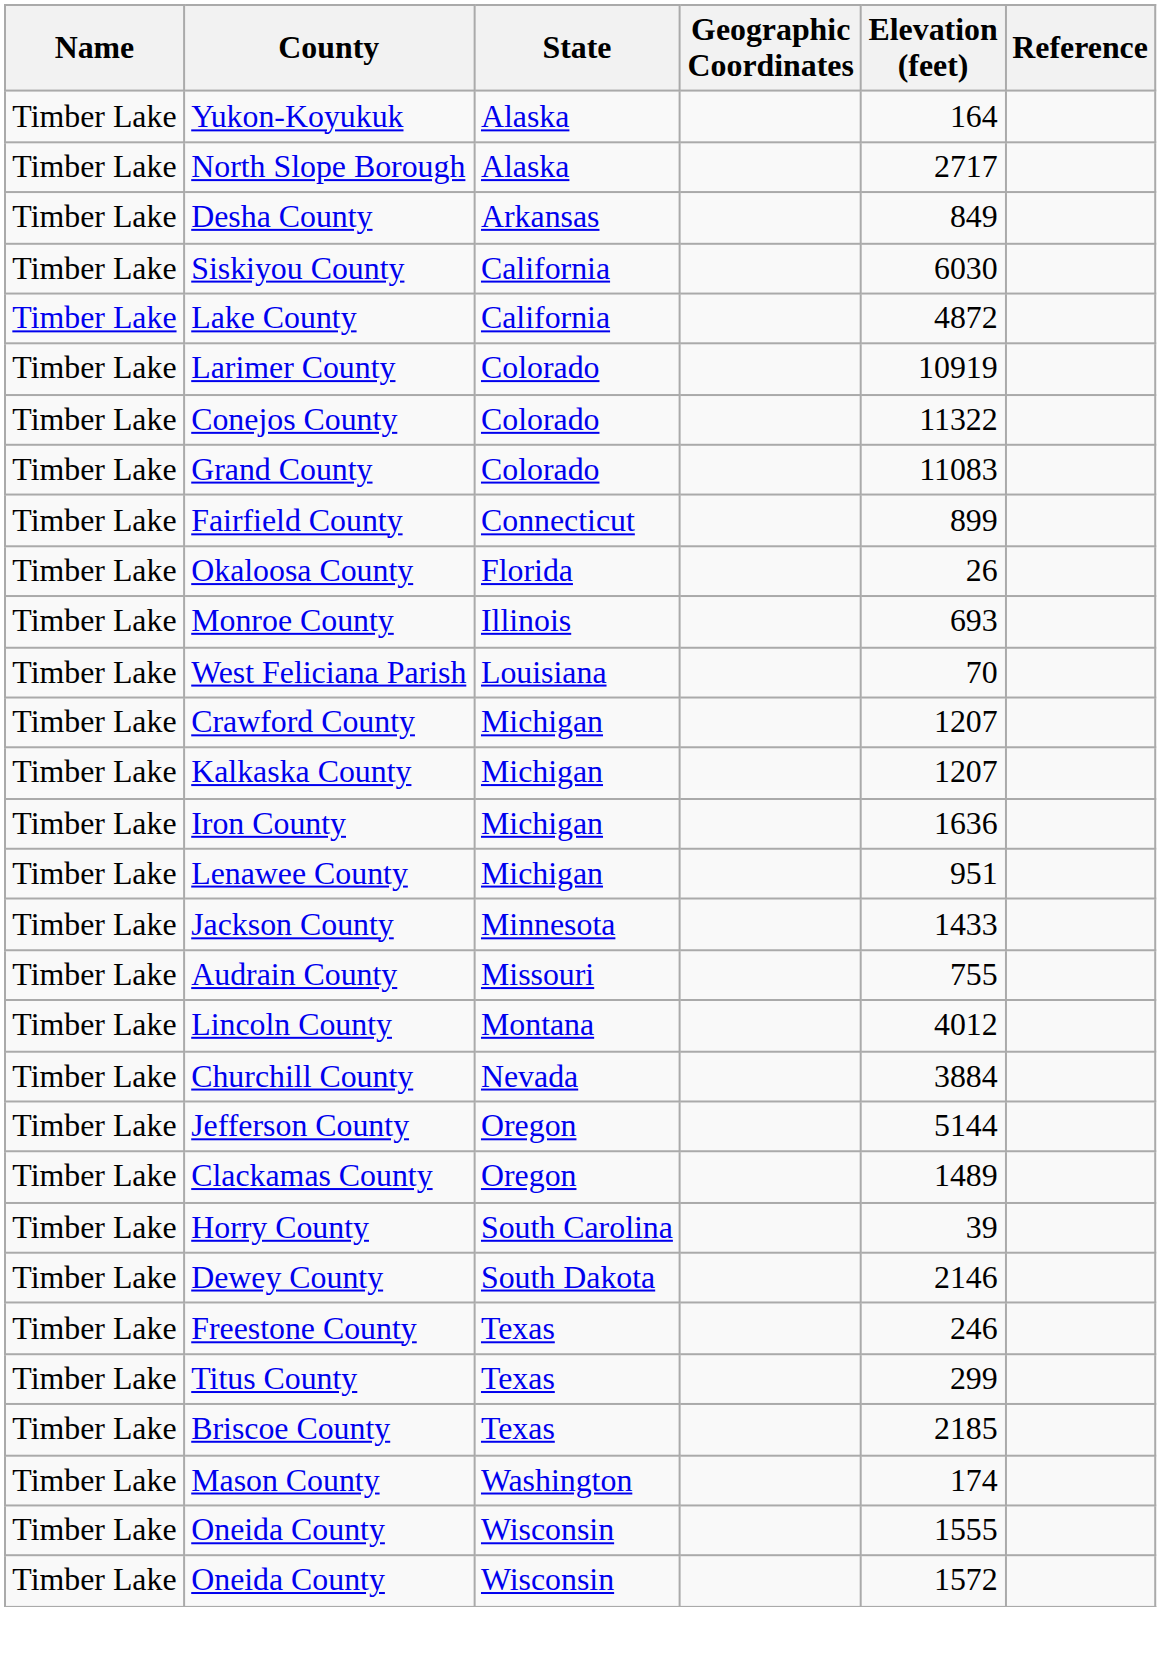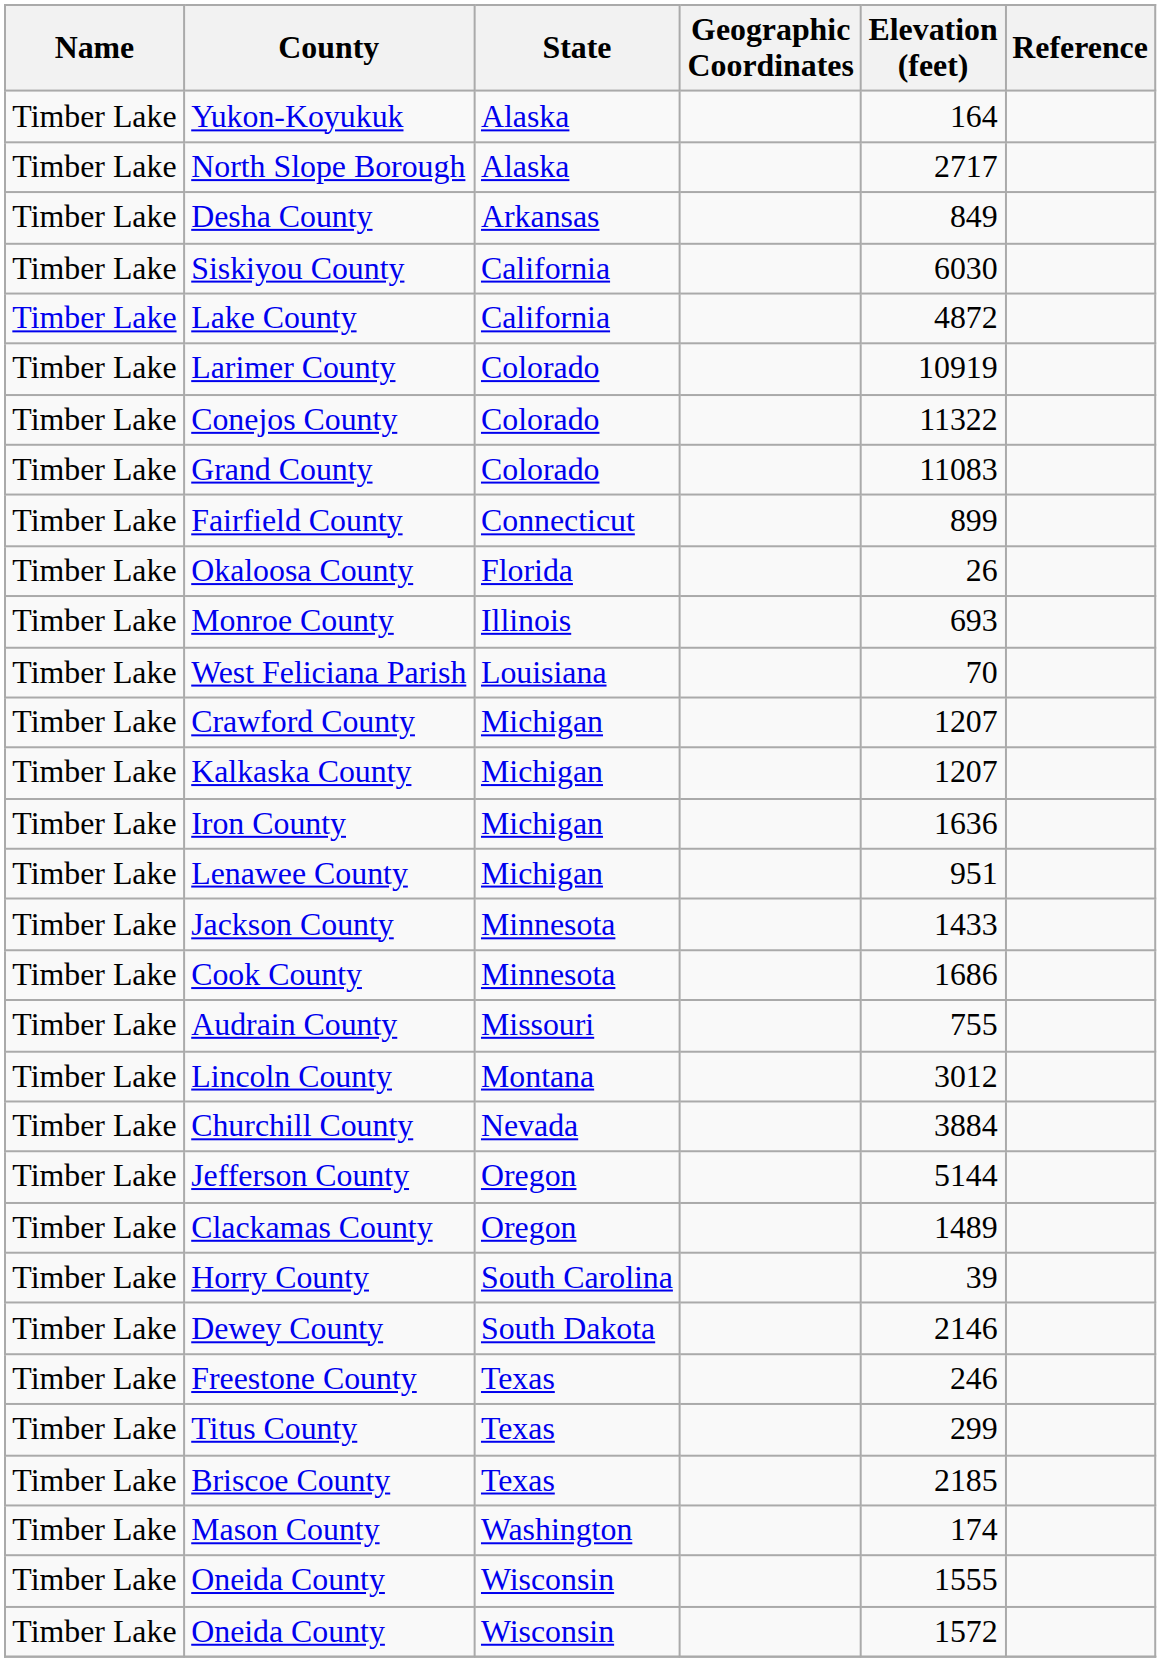+ row: (277, 974)
(966, 1024) 4012 -> (966, 1075) 3012
